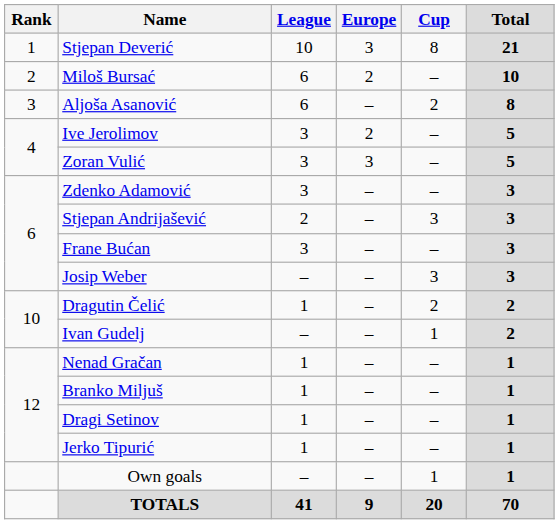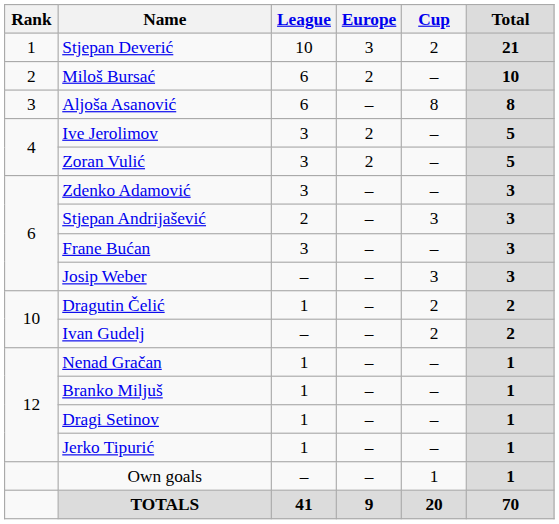(434, 47) 8 -> (434, 47) 2
(434, 104) 2 -> (434, 104) 8
(369, 161) 3 -> (369, 161) 2
(434, 333) 1 -> (434, 333) 2
